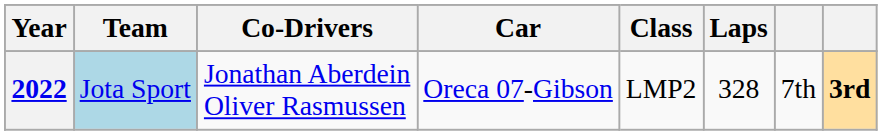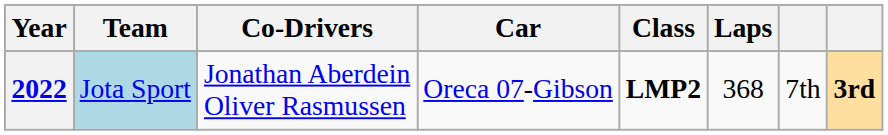(661, 89) normal -> (663, 89) bold
(739, 89) 328 -> (743, 89) 368
